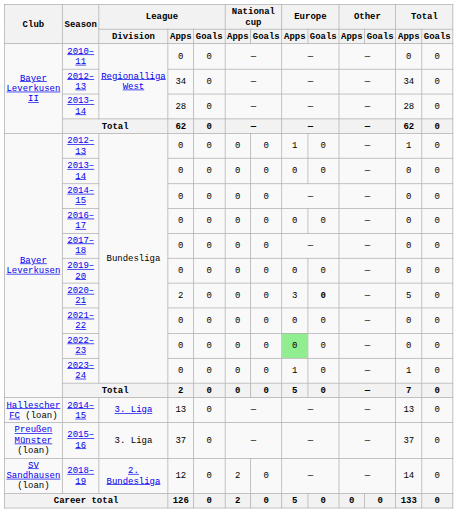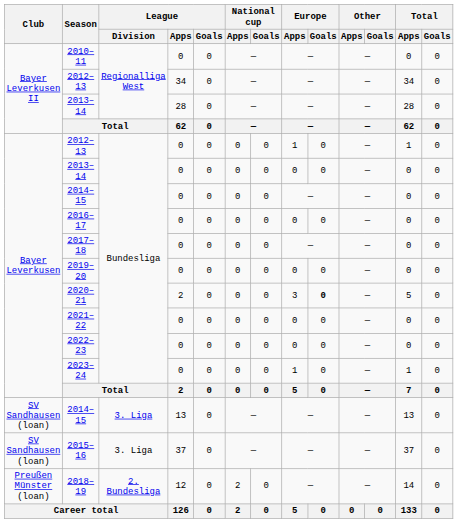(295, 346) lightgreen background -> (295, 346) no background
(33, 410) Hallescher FC (loan) -> (33, 415) SV Sandhausen (loan)
(33, 440) Preußen Münster (loan) -> (33, 451) SV Sandhausen (loan)
(33, 476) SV Sandhausen (loan) -> (33, 486) Preußen Münster (loan)
